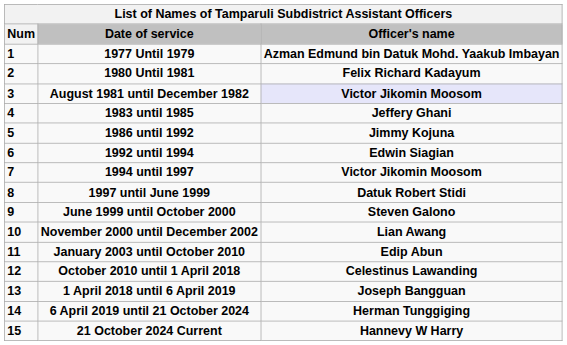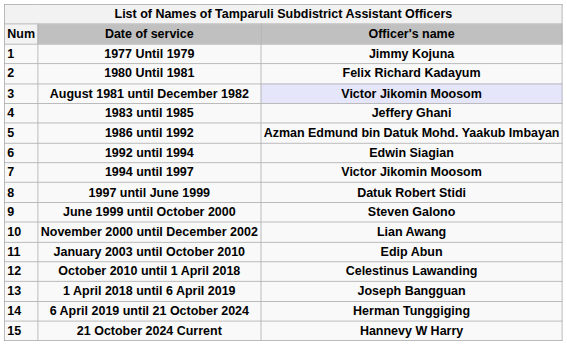(412, 53) Azman Edmund bin Datuk Mohd. Yaakub Imbayan -> (412, 53) Jimmy Kojuna
(412, 133) Jimmy Kojuna -> (412, 133) Azman Edmund bin Datuk Mohd. Yaakub Imbayan
